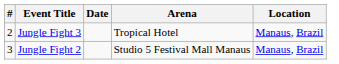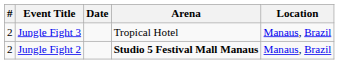(10, 50) 3 -> (10, 50) 2
(182, 50) normal -> (186, 50) bold
